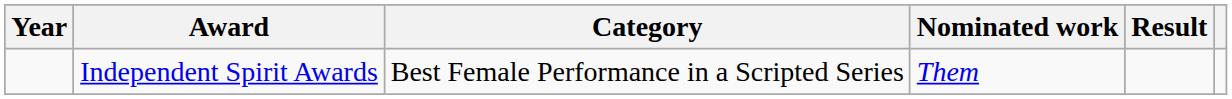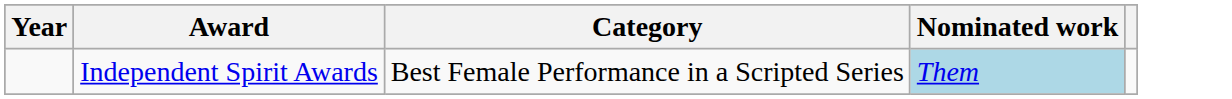- column: (1169, 26)
(948, 71) no background -> (948, 71) lightblue background
